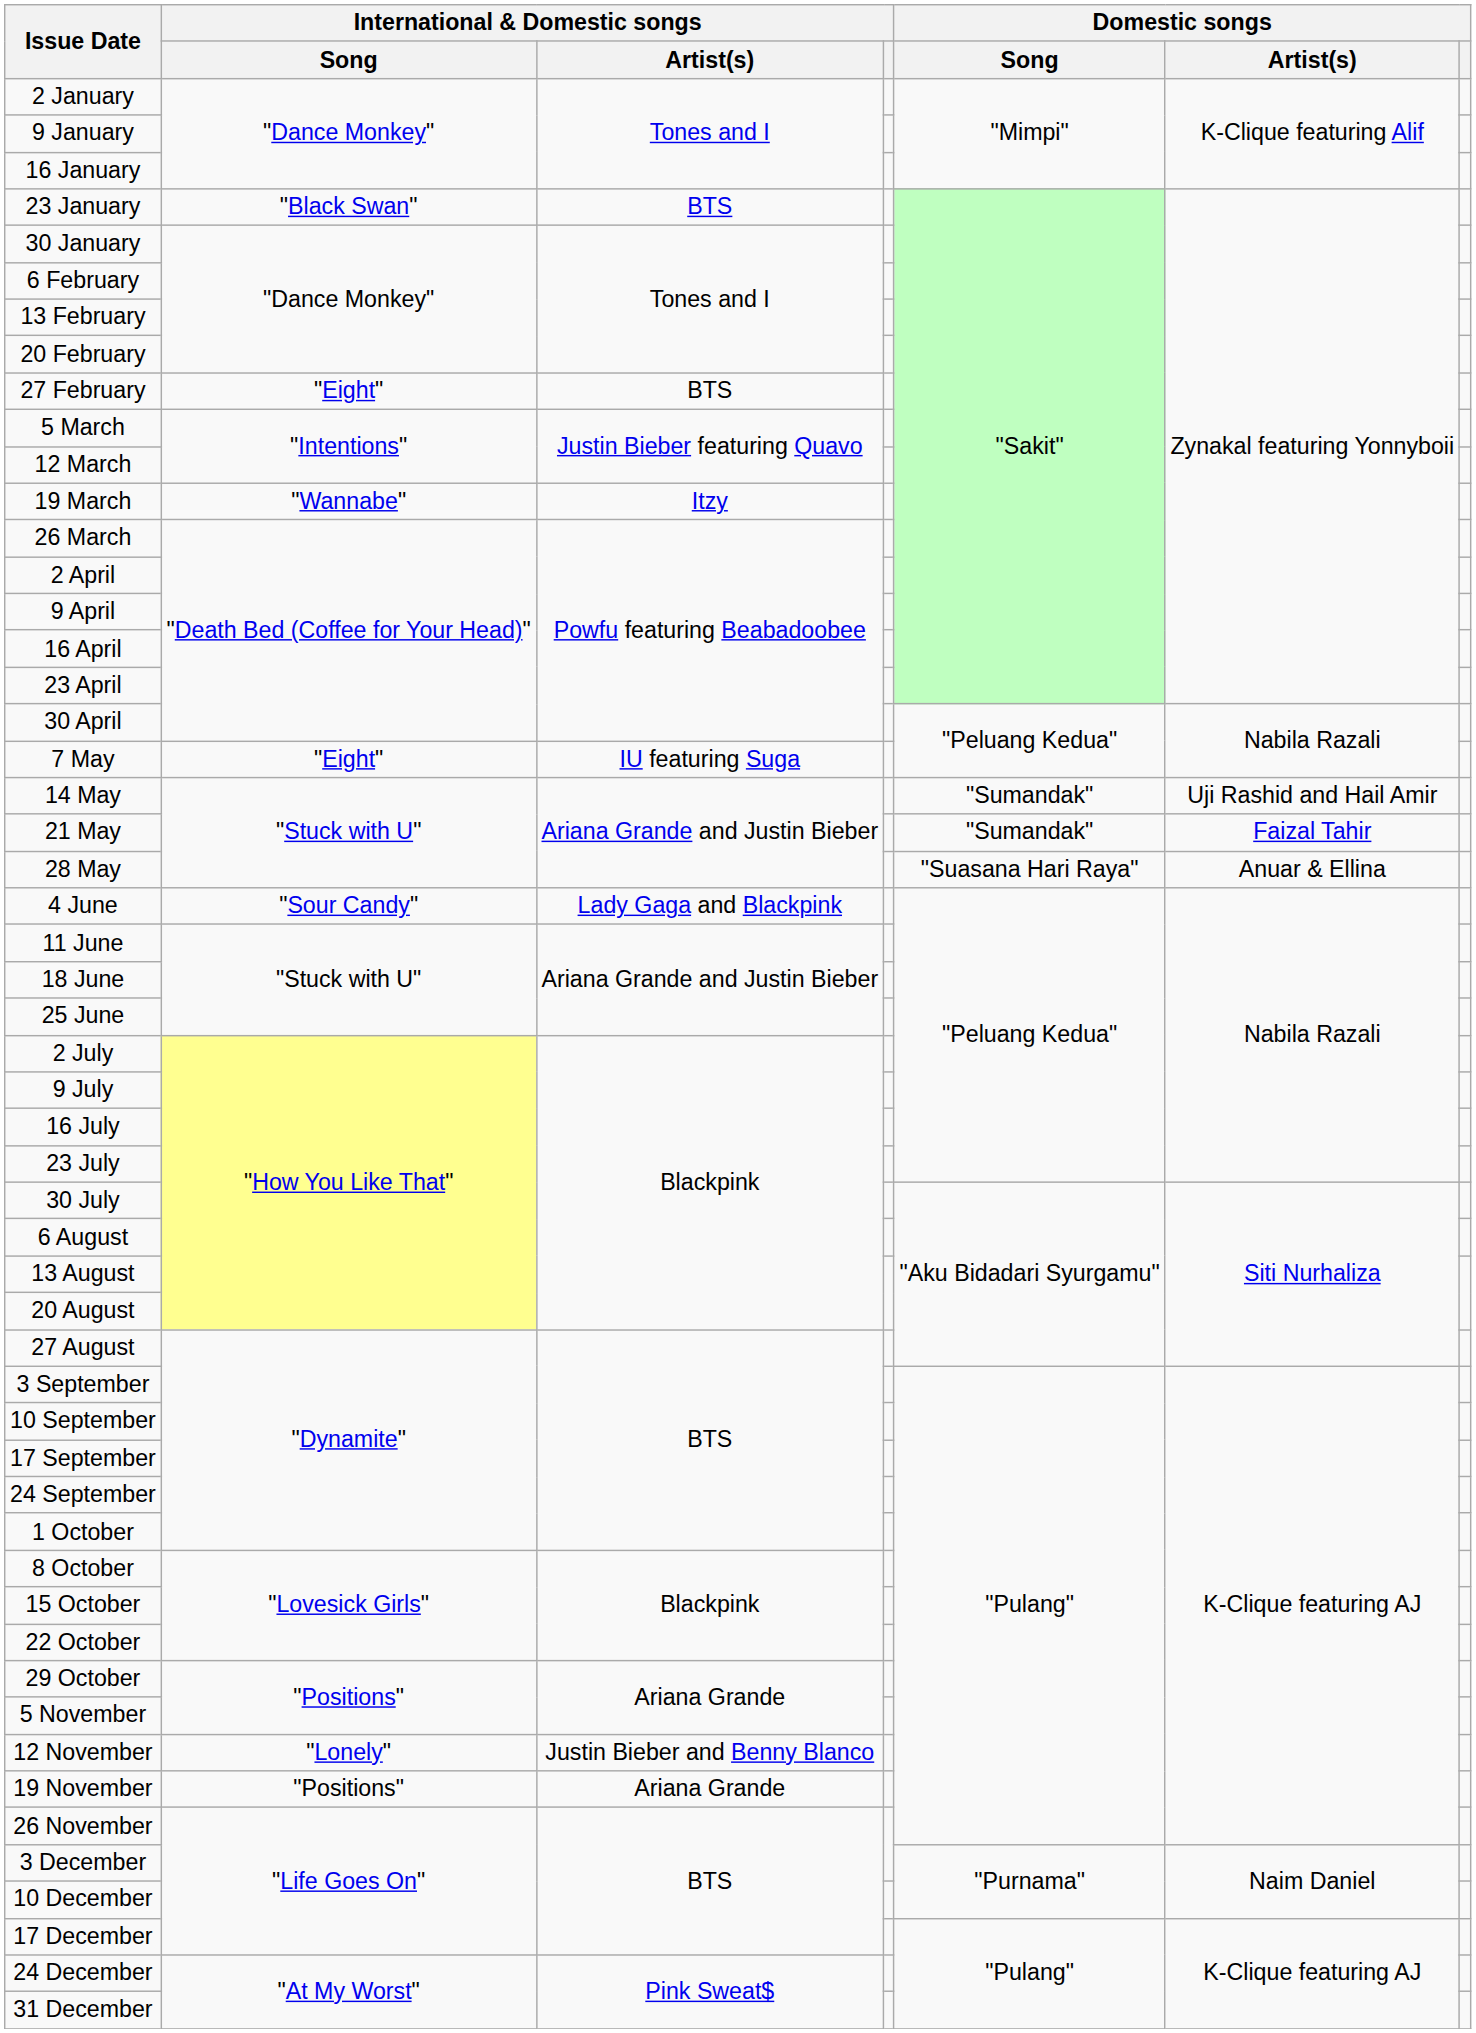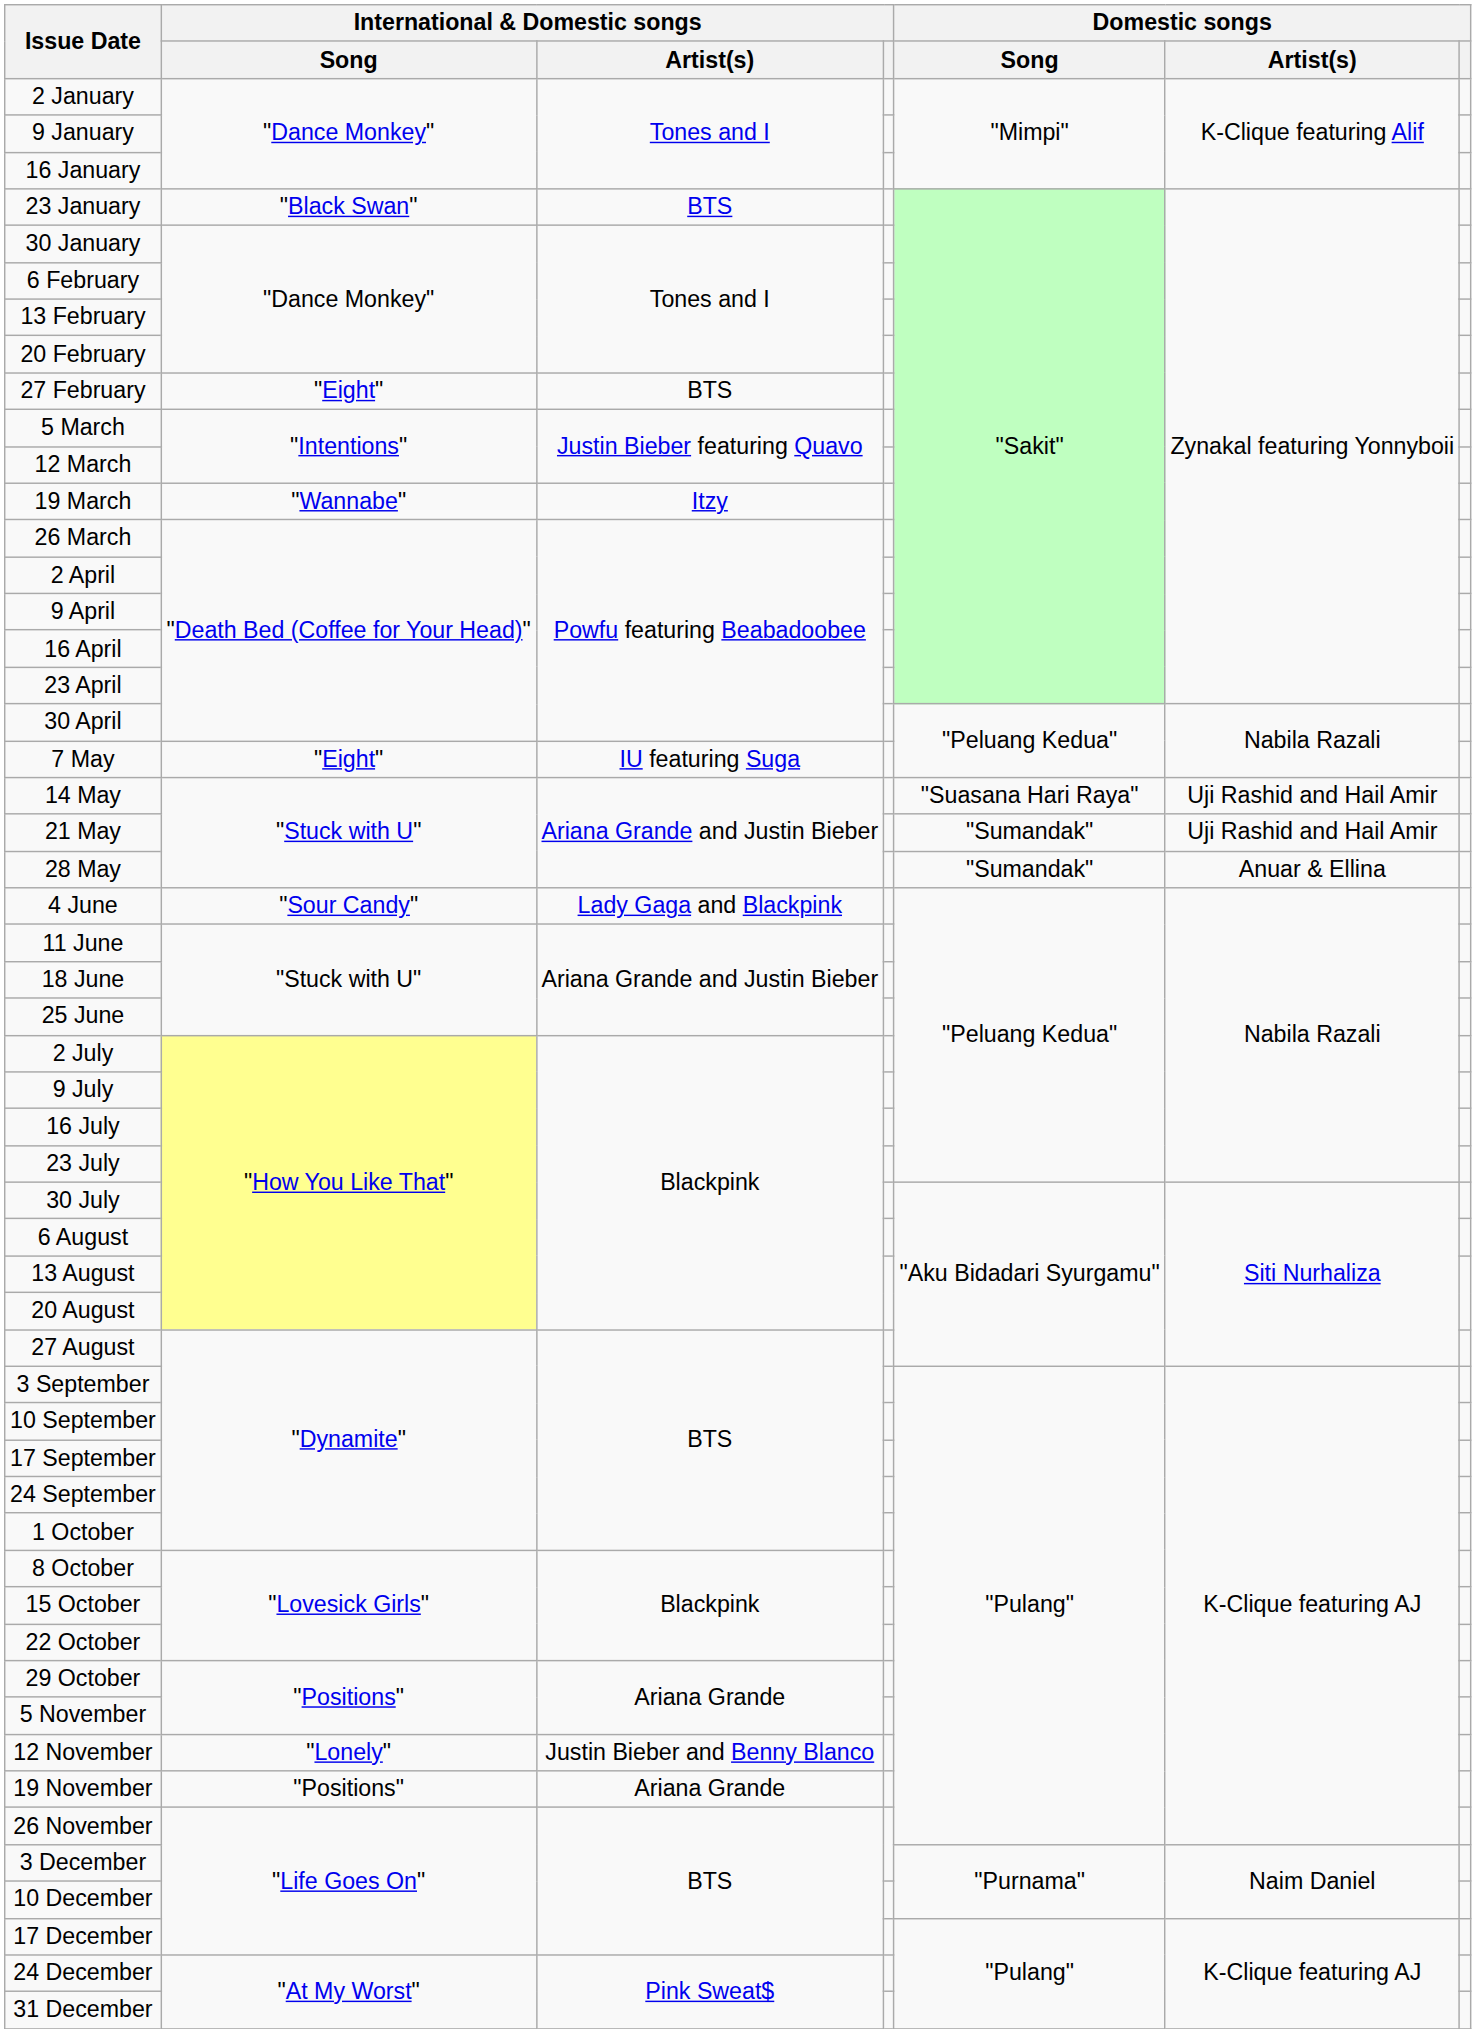(1030, 795) "Sumandak" -> (1030, 795) "Suasana Hari Raya"
(1312, 832) Faizal Tahir -> (1312, 832) Uji Rashid and Hail Amir
(1030, 869) "Suasana Hari Raya" -> (1030, 869) "Sumandak"
